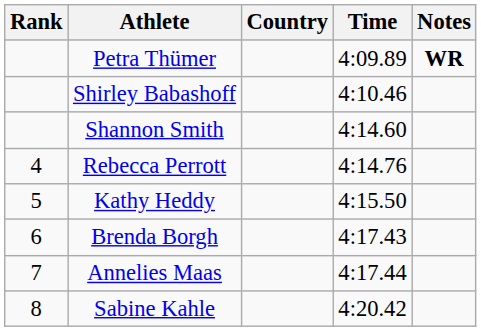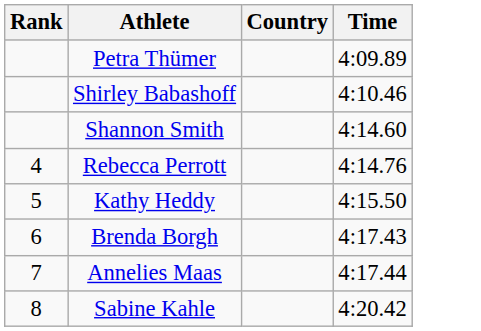- column: (444, 22)
